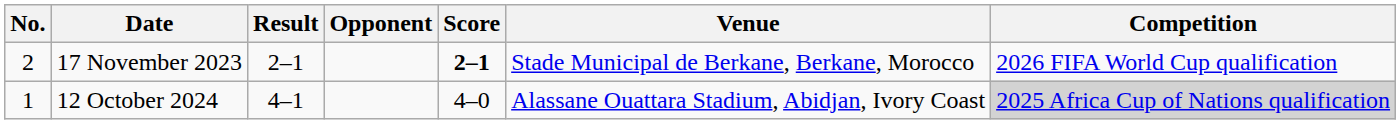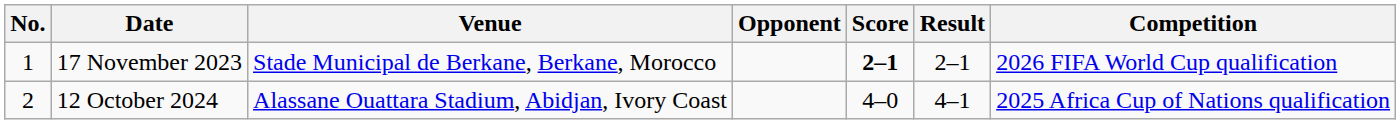columns swapped: (748, 23) <-> (286, 23)
(28, 61) 2 -> (28, 61) 1
(28, 99) 1 -> (28, 99) 2
(1193, 99) lightgrey background -> (1193, 99) no background
